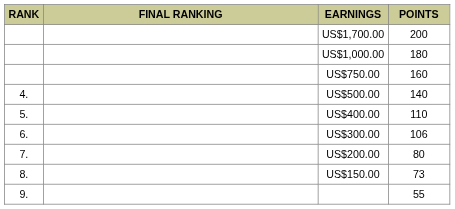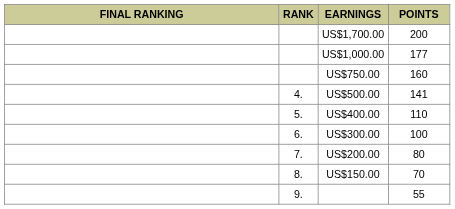columns swapped: (24, 14) <-> (181, 14)
(419, 54) 180 -> (419, 54) 177
(419, 94) 140 -> (419, 94) 141
(419, 134) 106 -> (419, 134) 100
(419, 174) 73 -> (419, 174) 70
